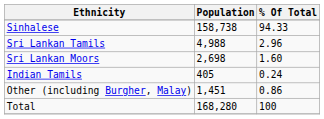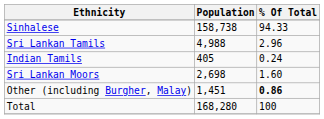rows swapped: (44, 75) <-> (53, 59)
(271, 91) normal -> (271, 91) bold
